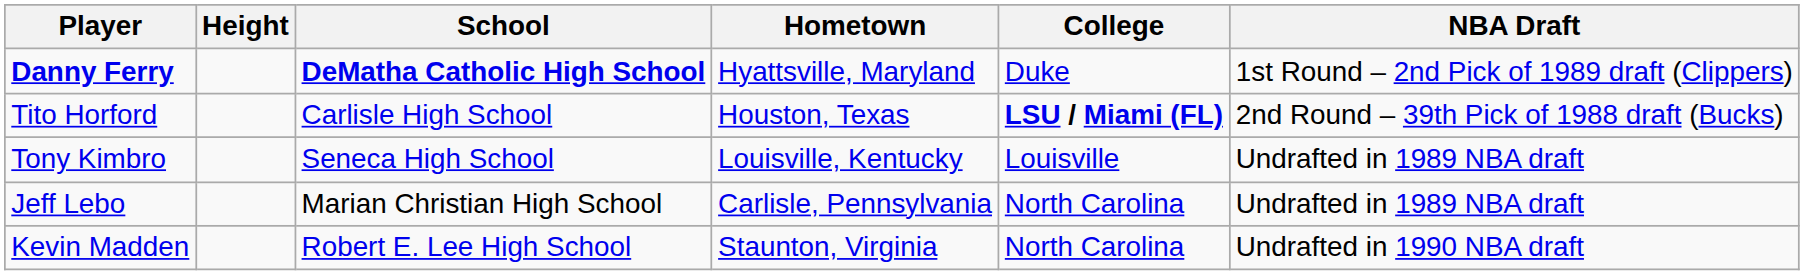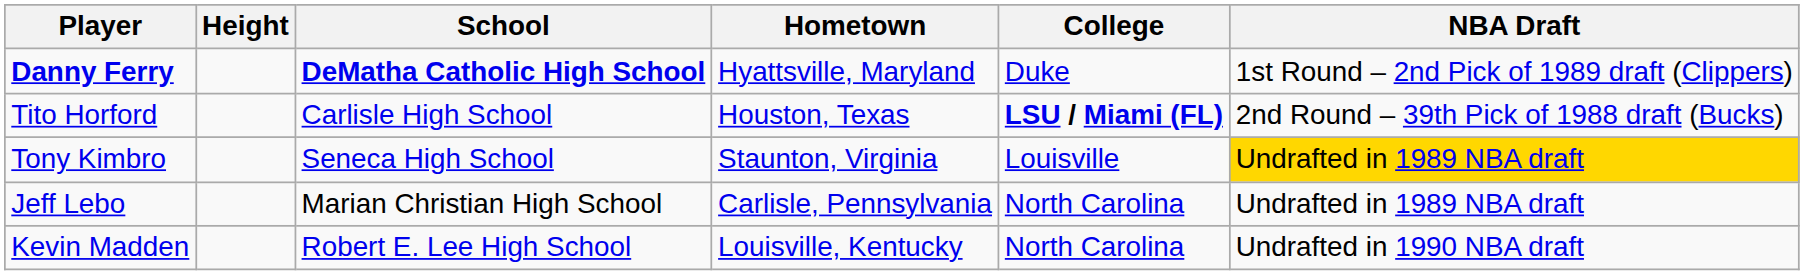(840, 159) Louisville, Kentucky -> (828, 159) Staunton, Virginia
(1410, 159) no background -> (1410, 159) gold background
(828, 247) Staunton, Virginia -> (840, 247) Louisville, Kentucky
